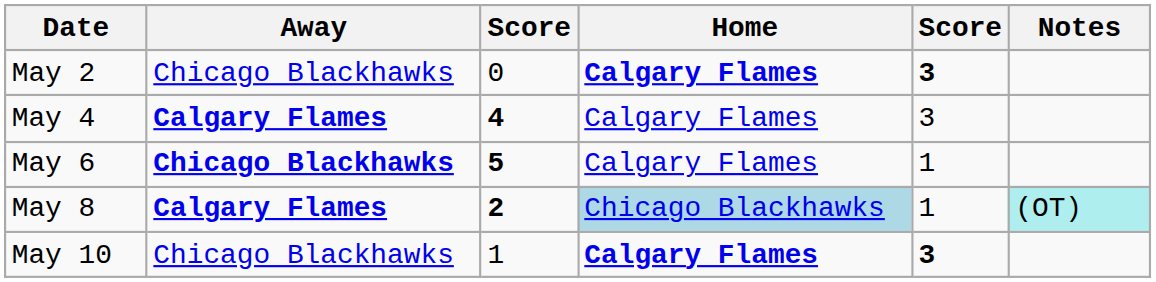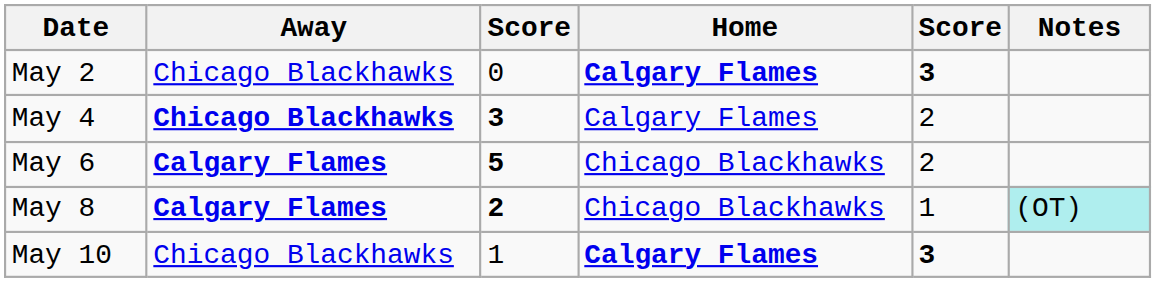(270, 118) Calgary Flames -> (304, 118) Chicago Blackhawks
(496, 118) 4 -> (496, 118) 3
(927, 118) 3 -> (927, 118) 2
(304, 164) Chicago Blackhawks -> (270, 164) Calgary Flames
(701, 164) Calgary Flames -> (735, 164) Chicago Blackhawks
(927, 164) 1 -> (927, 164) 2
(735, 209) lightblue background -> (735, 209) no background
